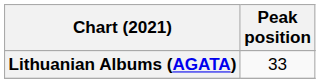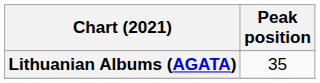(278, 64) 33 -> (278, 64) 35
